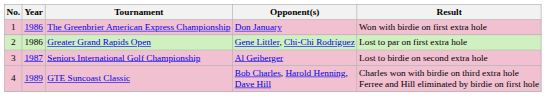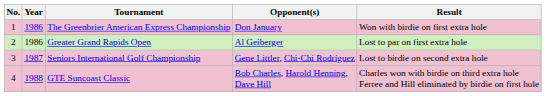(295, 42) Gene Littler, Chi-Chi Rodríguez -> (259, 42) Al Geiberger
(259, 58) Al Geiberger -> (295, 58) Gene Littler, Chi-Chi Rodríguez
(34, 78) 1989 -> (34, 78) 1988
